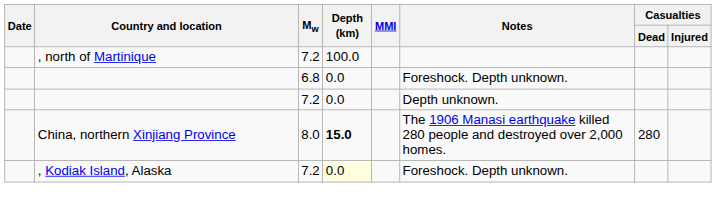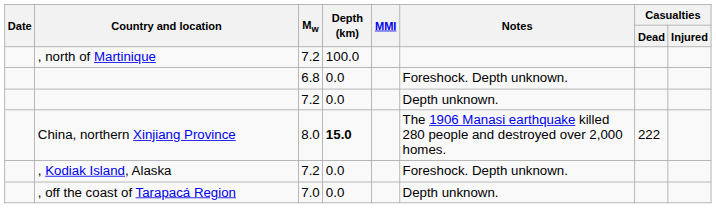(649, 135) 280 -> (649, 135) 222
(335, 171) lightyellow background -> (335, 171) no background
+ row: (137, 192)
